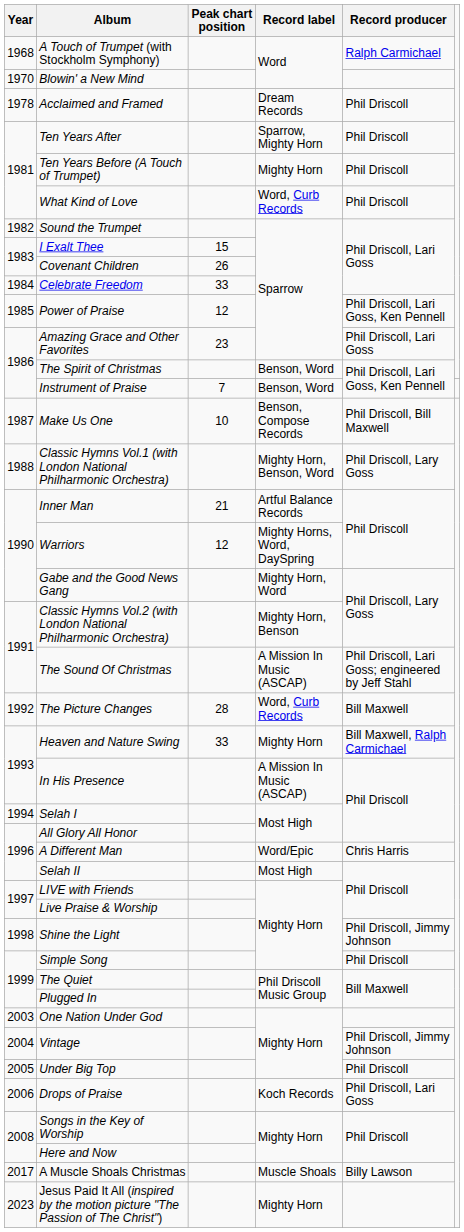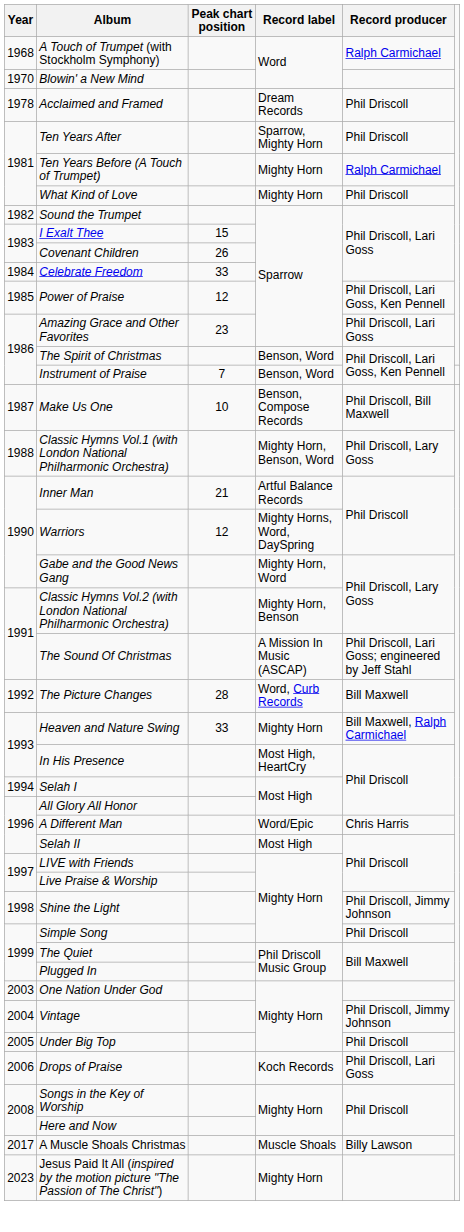(377, 169) Phil Driscoll -> (393, 169) Ralph Carmichael
(289, 202) Word, Curb Records -> (290, 195) Mighty Horn
(290, 781) A Mission In Music (ASCAP) -> (287, 761) Most High, HeartCry
